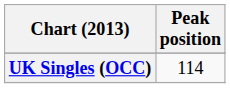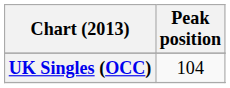(190, 67) 114 -> (190, 67) 104
